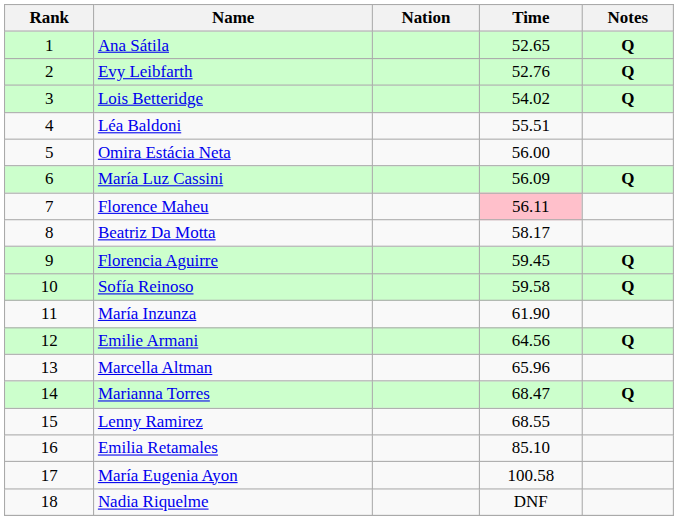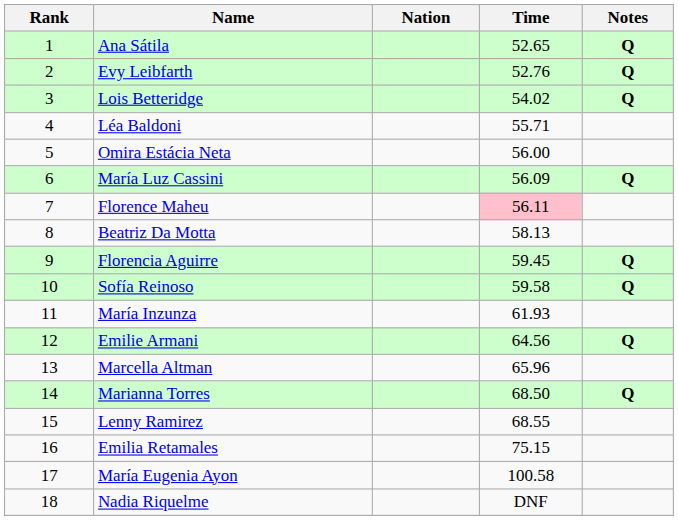(531, 125) 55.51 -> (531, 125) 55.71
(531, 233) 58.17 -> (531, 233) 58.13
(531, 313) 61.90 -> (531, 313) 61.93
(531, 394) 68.47 -> (531, 394) 68.50
(531, 448) 85.10 -> (531, 448) 75.15
